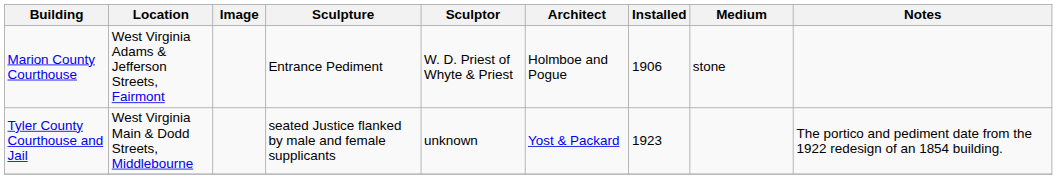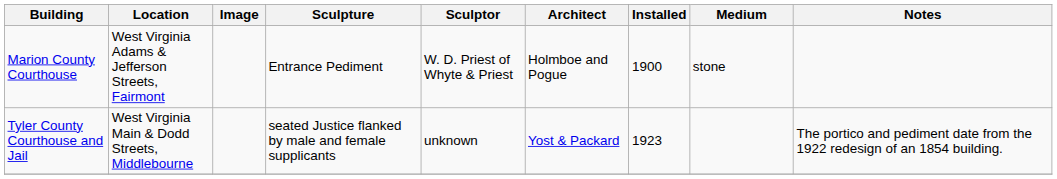(647, 66) 1906 -> (647, 66) 1900
